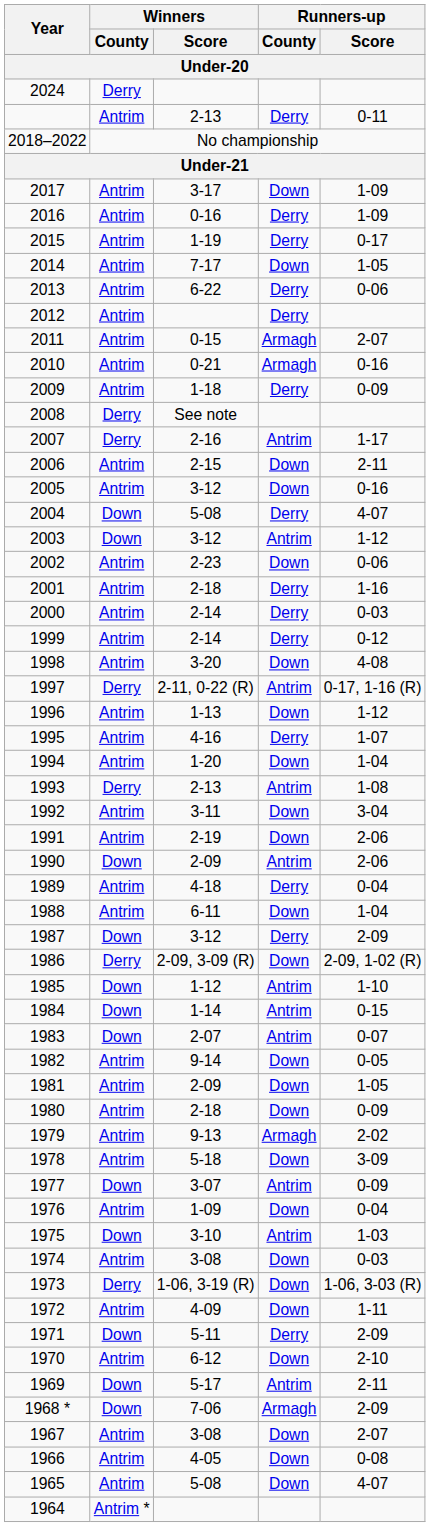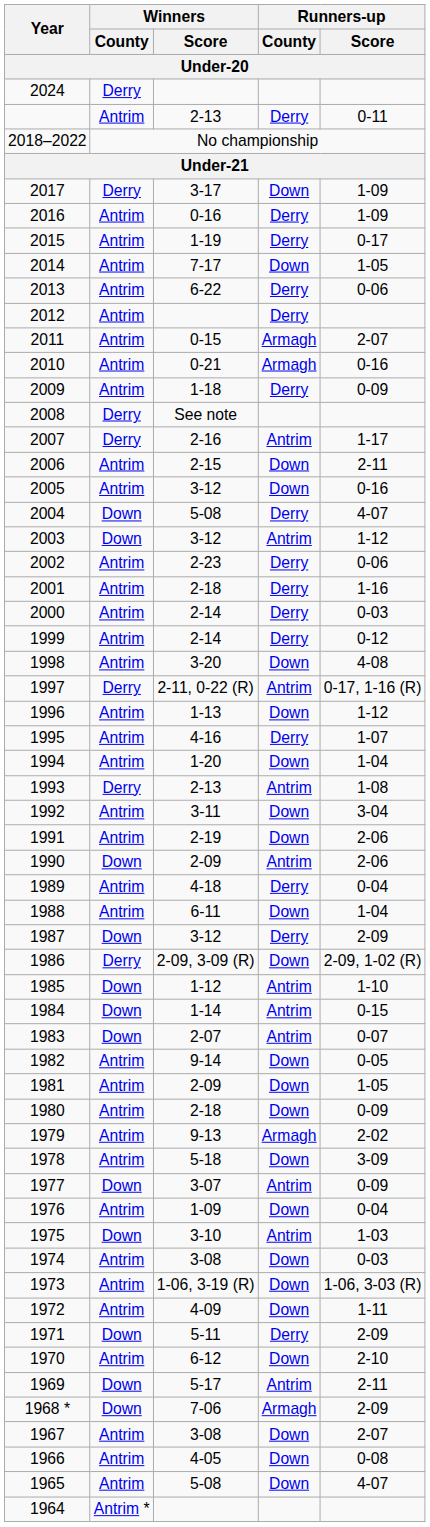(122, 191) Antrim -> (122, 191) Derry
(289, 564) Down -> (289, 564) Derry
(122, 1285) Derry -> (122, 1285) Antrim
